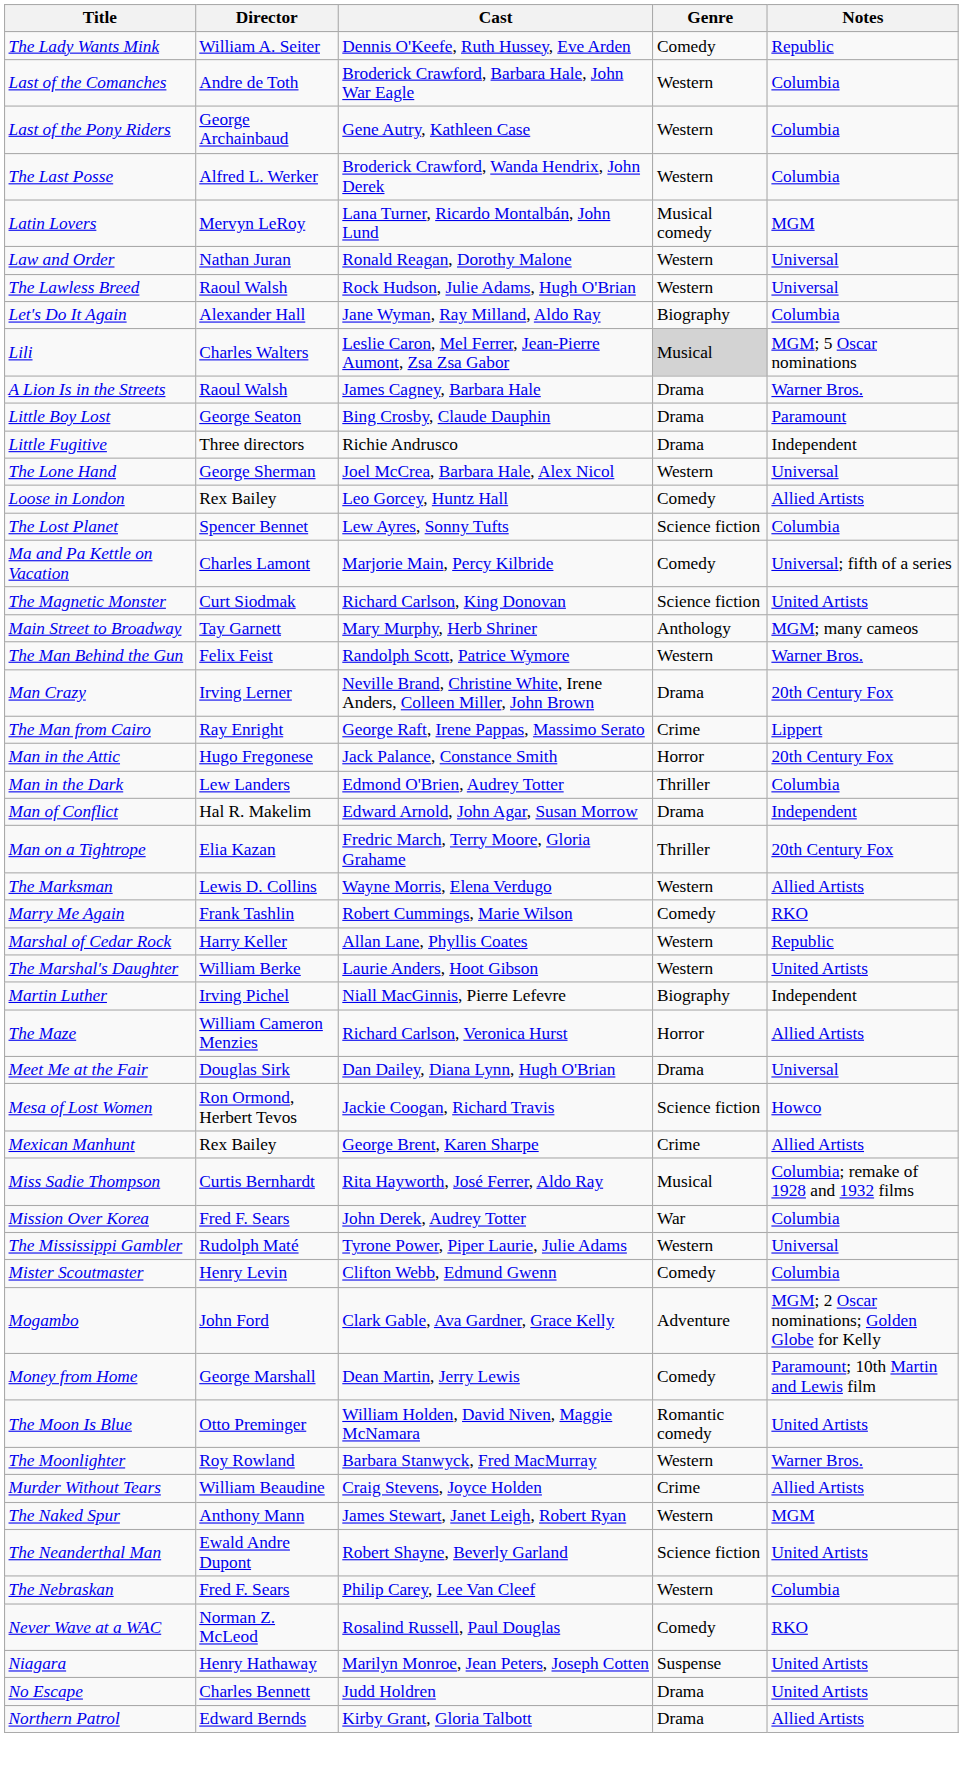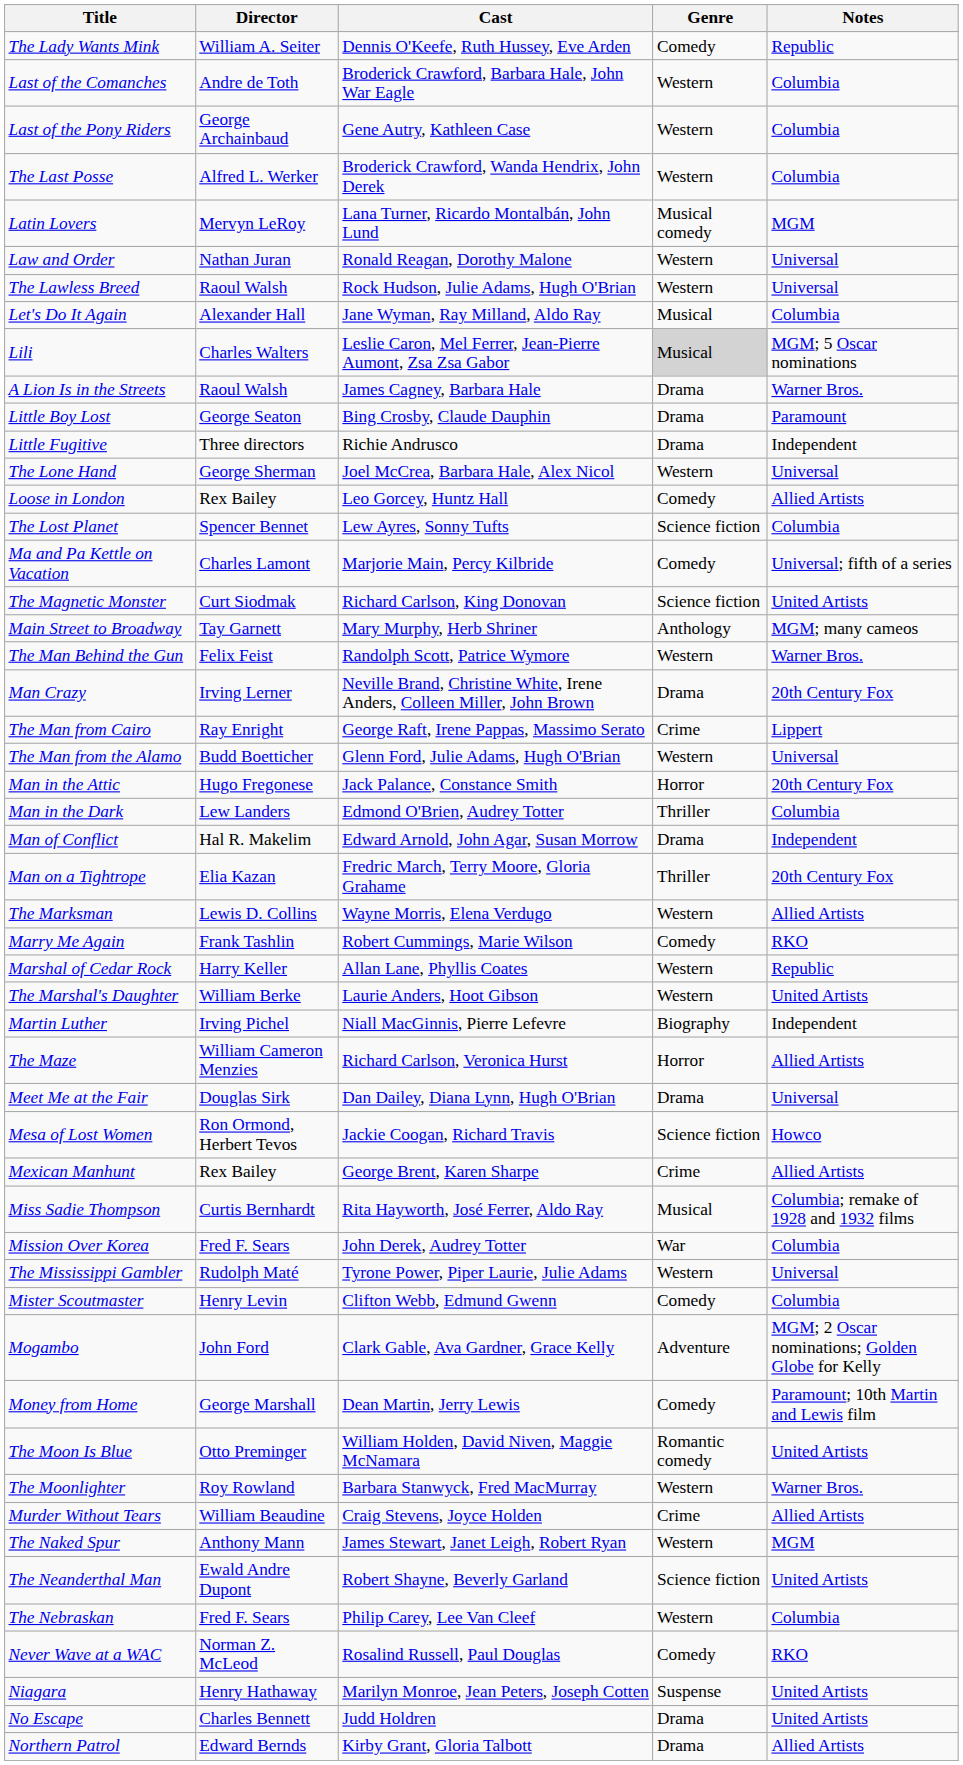(693, 315) Biography -> (685, 315) Musical
+ row: (95, 757)
